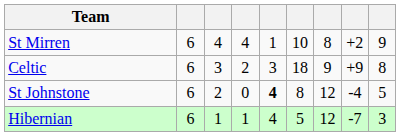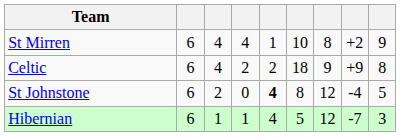(218, 67) 3 -> (218, 67) 4
(273, 67) 3 -> (273, 67) 2
